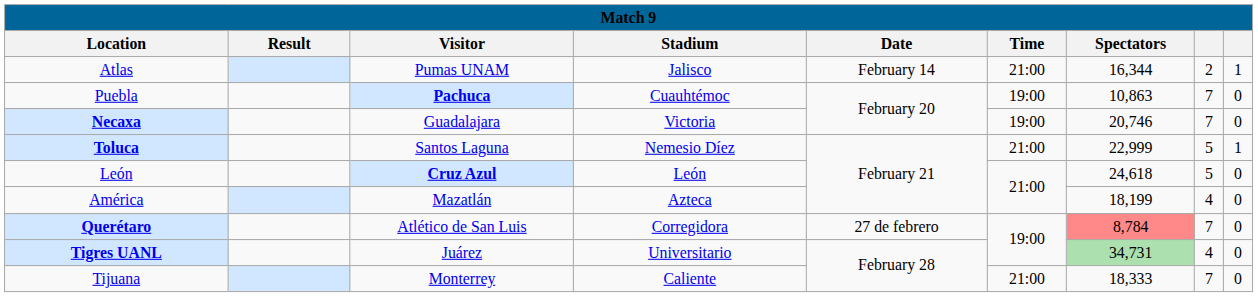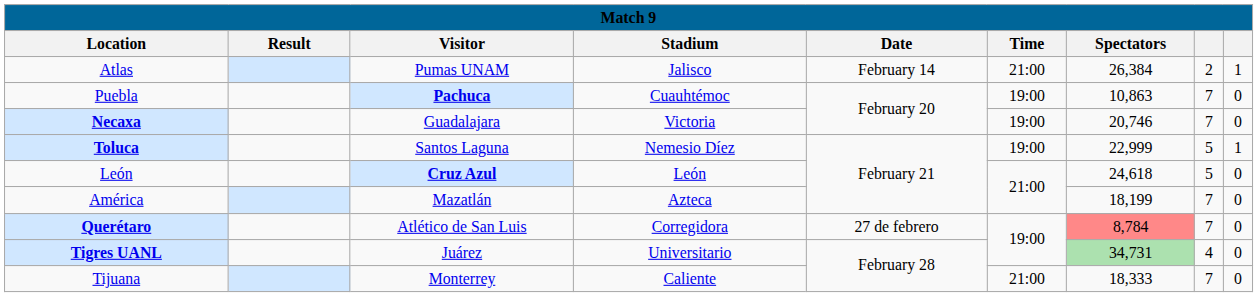(1131, 69) 16,344 -> (1131, 69) 26,384
(1027, 148) 21:00 -> (1027, 148) 19:00
(1209, 200) 4 -> (1209, 200) 7
